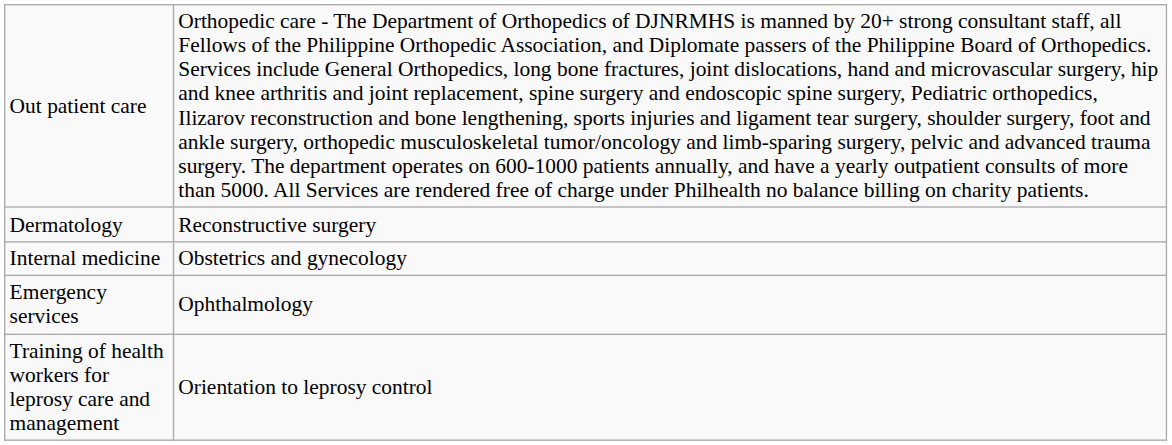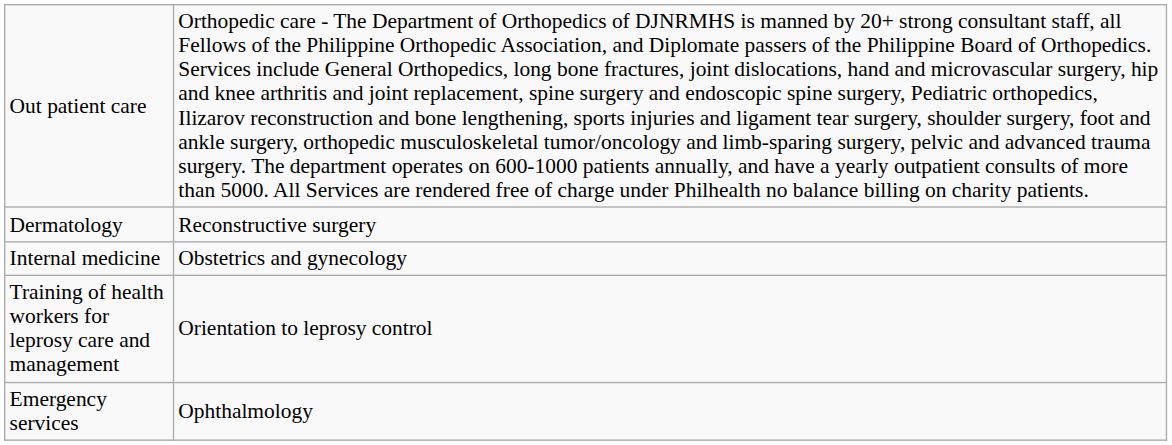rows swapped: (58, 304) <-> (87, 386)
